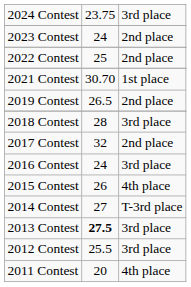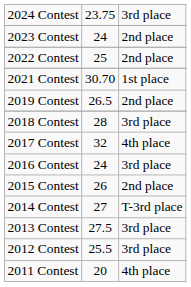(147, 143) 2nd place -> (146, 143) 4th place
(146, 185) 4th place -> (147, 185) 2nd place
(100, 228) bold -> (100, 228) normal
